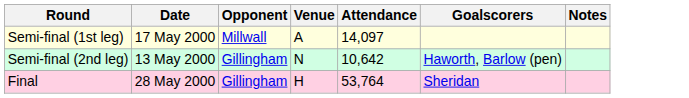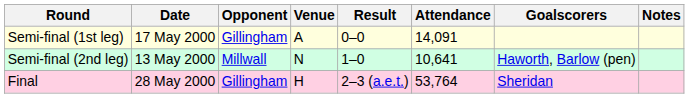+ column: (375, 15)
(244, 37) Millwall -> (255, 37) Gillingham
(363, 37) 14,097 -> (436, 37) 14,091
(255, 59) Gillingham -> (244, 59) Millwall
(363, 59) 10,642 -> (436, 59) 10,641
